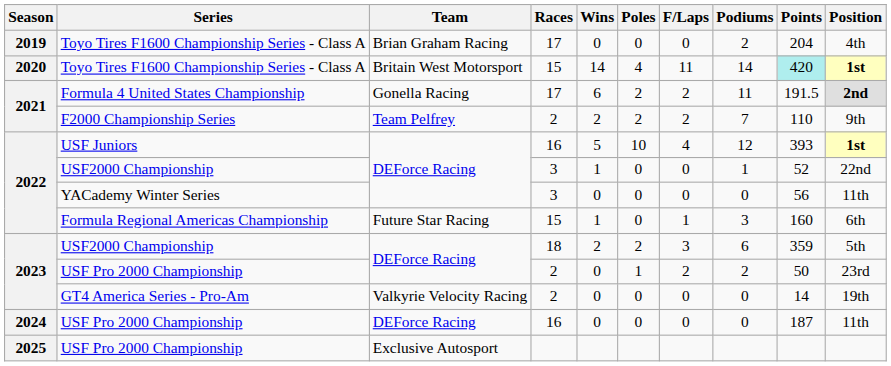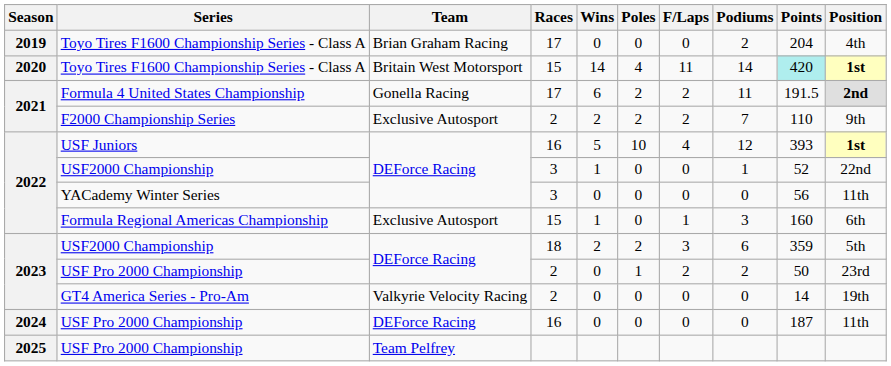(414, 119) Team Pelfrey -> (435, 119) Exclusive Autosport
(431, 220) Future Star Racing -> (435, 220) Exclusive Autosport
(435, 347) Exclusive Autosport -> (414, 347) Team Pelfrey
